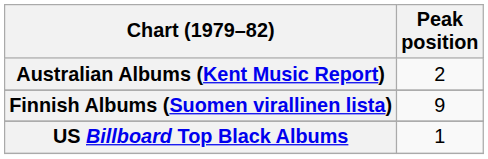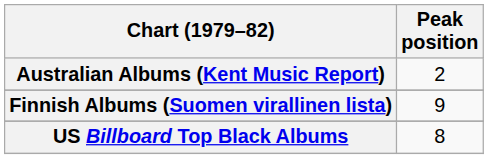(440, 136) 1 -> (440, 136) 8
